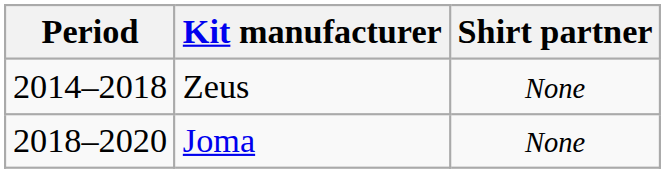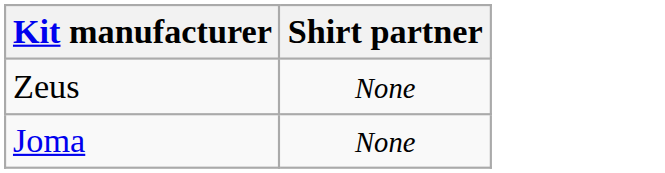- column: (90, 31)
